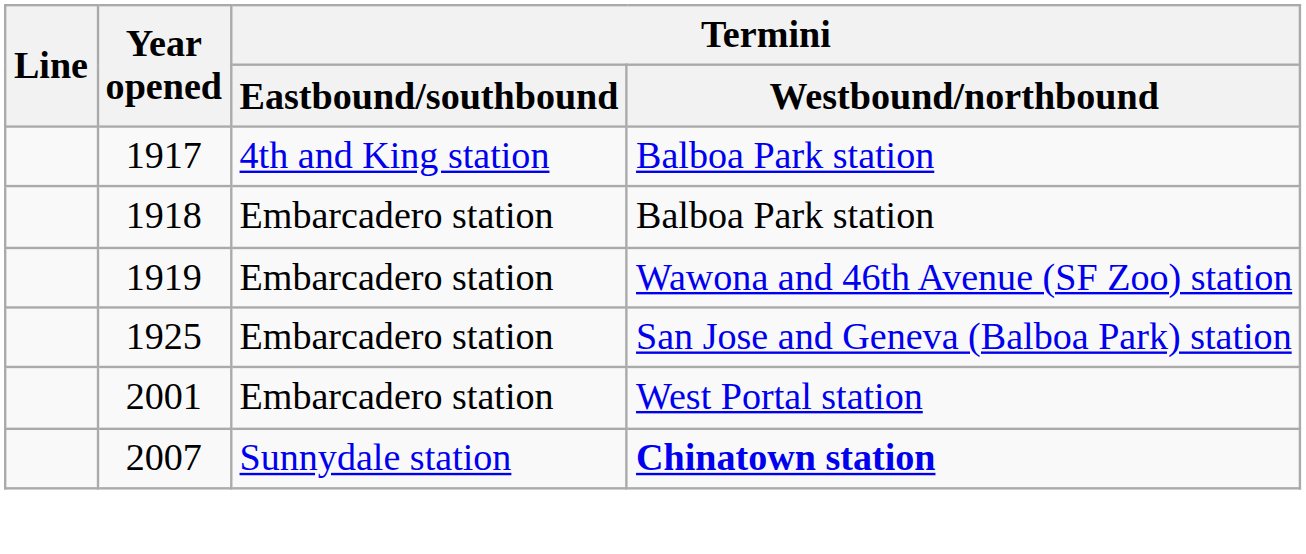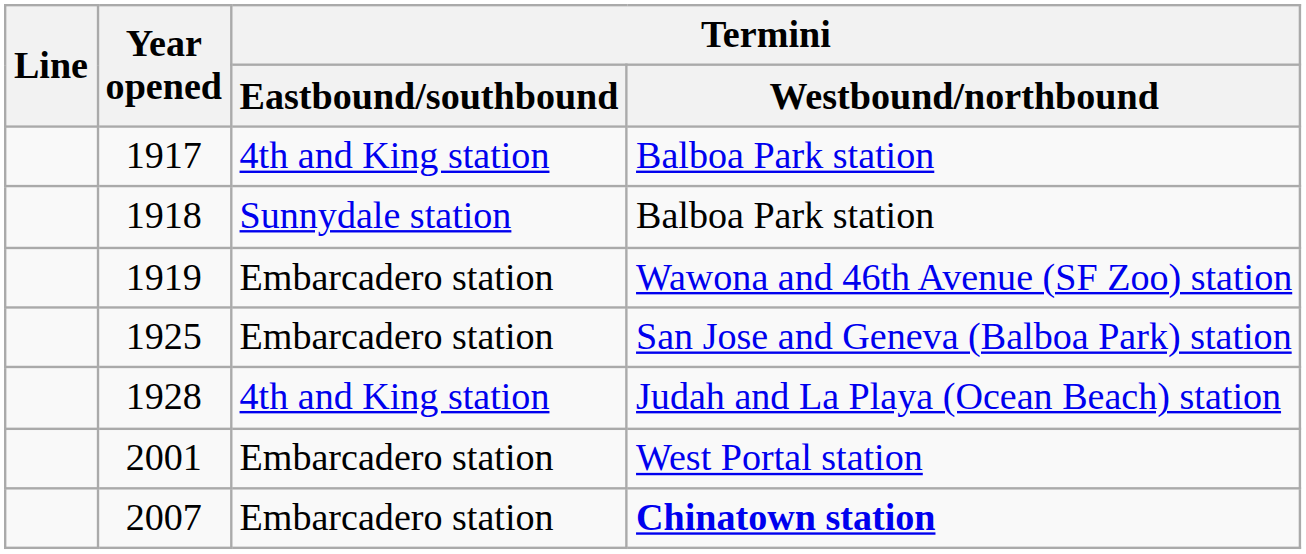(397, 215) Embarcadero station -> (375, 215) Sunnydale station
+ row: (164, 397)
(375, 457) Sunnydale station -> (397, 517) Embarcadero station
